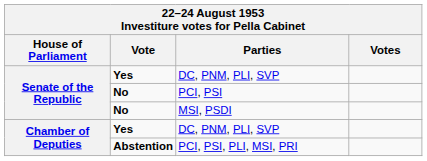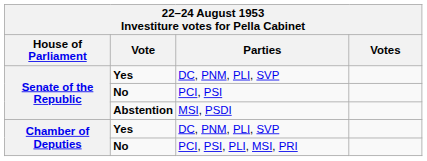(121, 110) No -> (143, 110) Abstention
(143, 146) Abstention -> (121, 146) No
